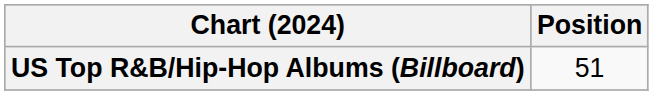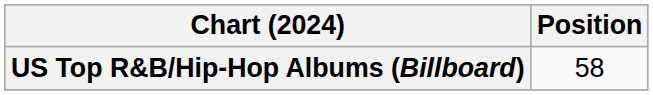(590, 68) 51 -> (590, 68) 58
